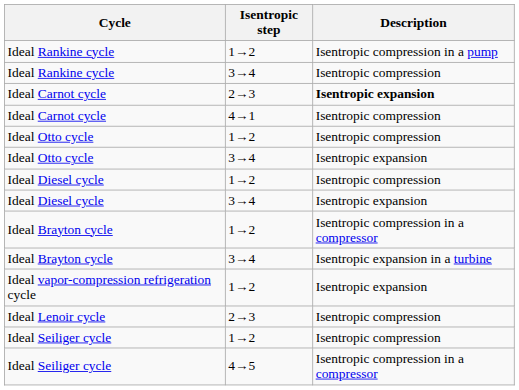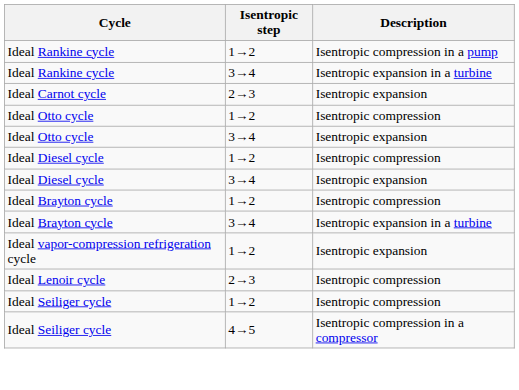(378, 72) Isentropic compression -> (404, 72) Isentropic expansion in a turbine
(375, 94) bold -> (371, 94) normal
- row: (57, 115)
(390, 229) Isentropic compression in a compressor -> (378, 200) Isentropic compression
